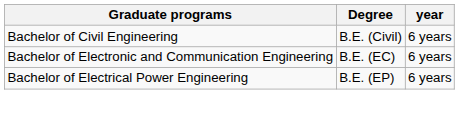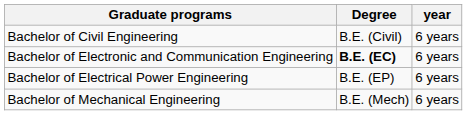(367, 57) normal -> (368, 57) bold
+ row: (114, 99)
